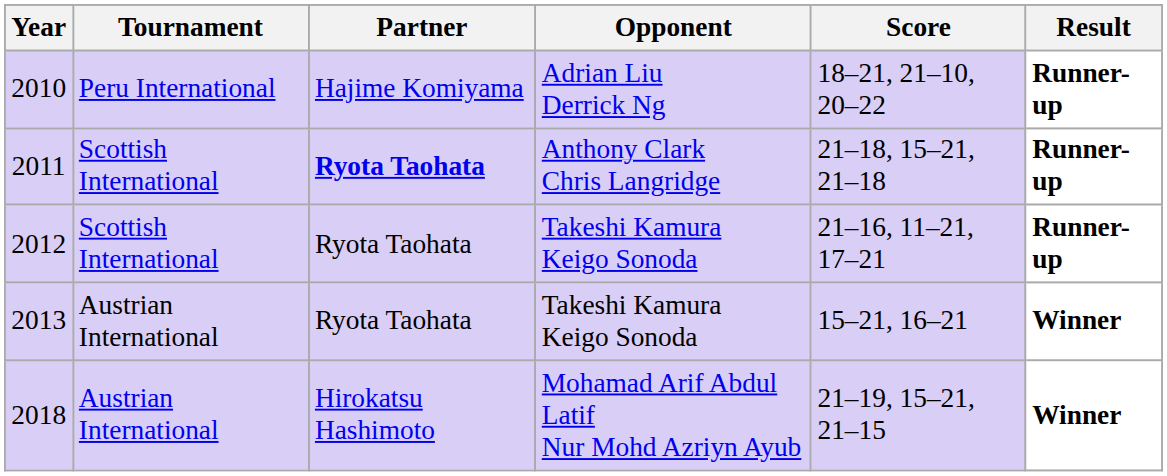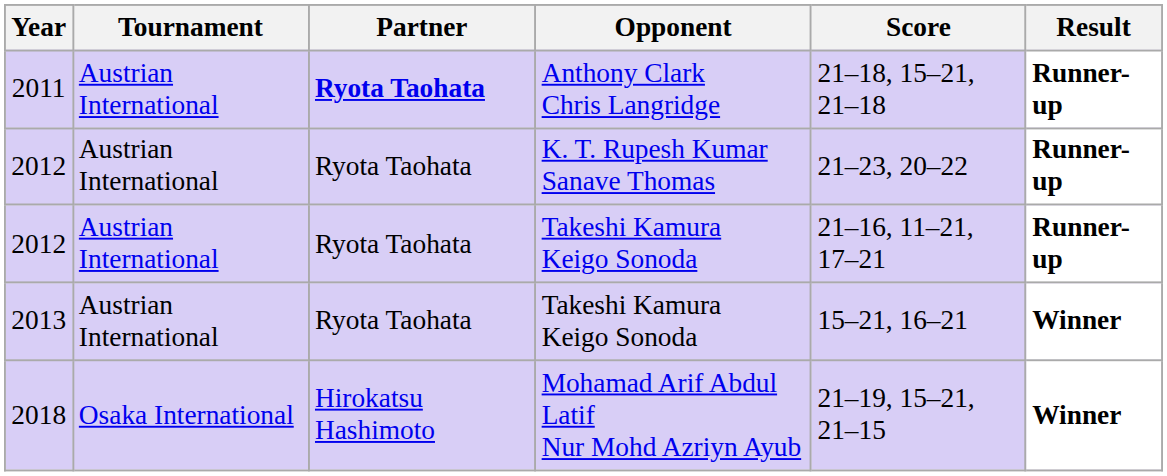- row: (39, 88)
(149, 166) Scottish International -> (149, 88) Austrian International
+ row: (39, 166)
(149, 243) Scottish International -> (149, 243) Austrian International
(149, 414) Austrian International -> (186, 414) Osaka International
